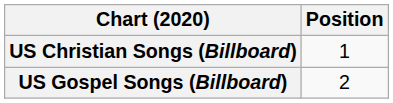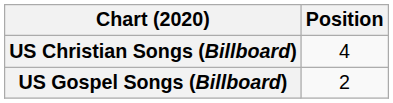(345, 51) 1 -> (345, 51) 4
